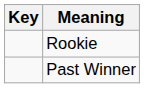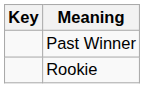rows swapped: (72, 43) <-> (91, 69)
